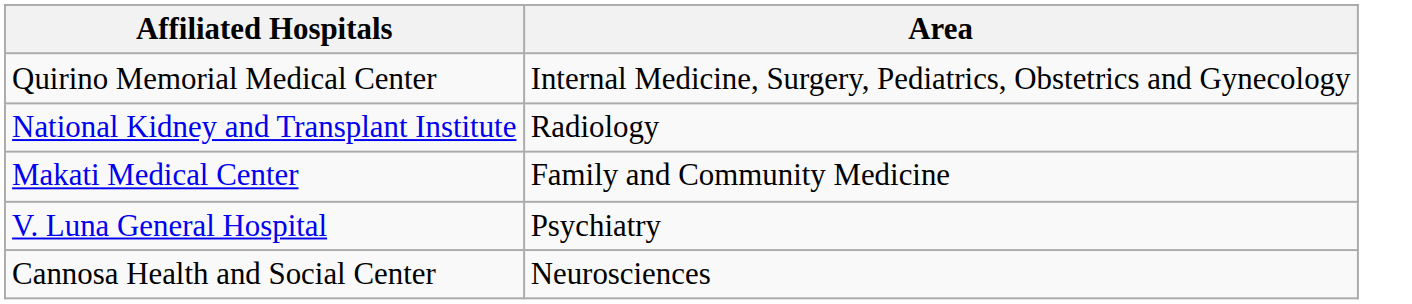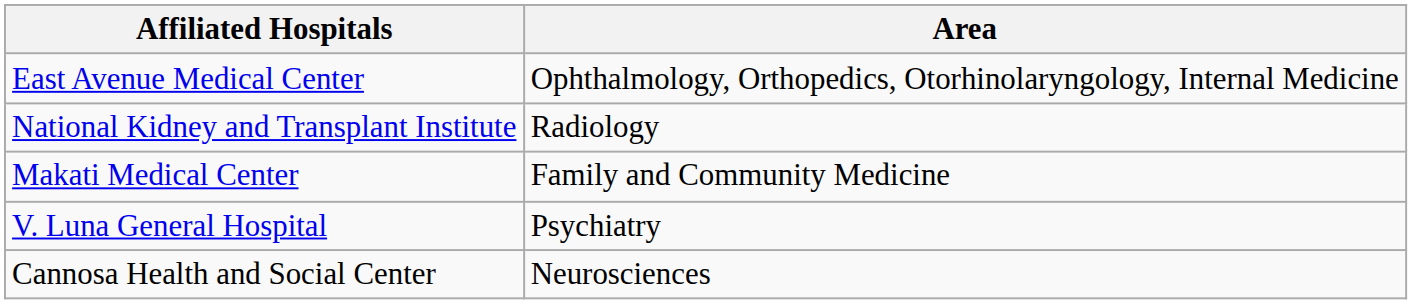- row: (224, 77)
+ row: (188, 77)
